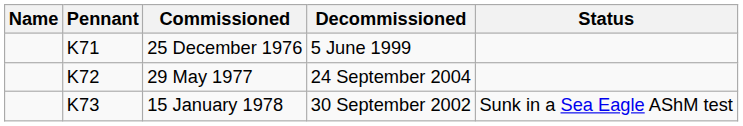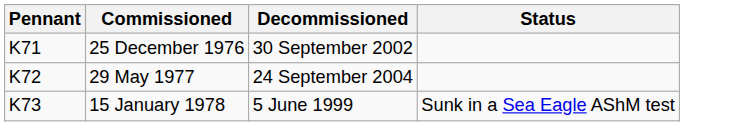- column: (34, 18)
(361, 47) 5 June 1999 -> (333, 47) 30 September 2002
(391, 105) 30 September 2002 -> (303, 105) 5 June 1999
